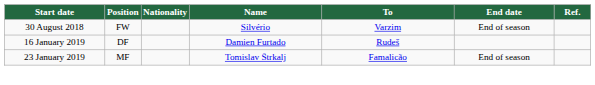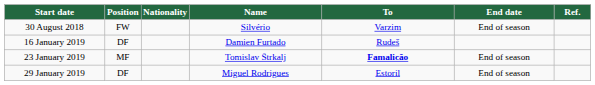(388, 58) normal -> (388, 58) bold
+ row: (54, 73)
